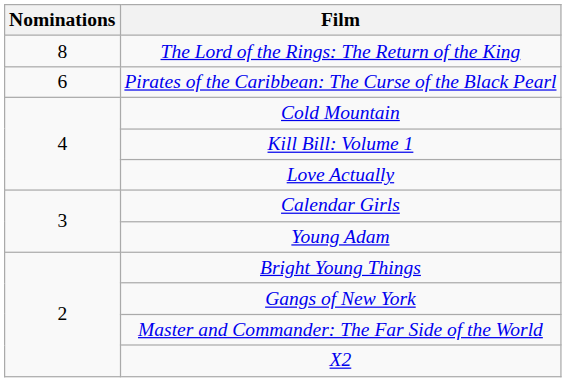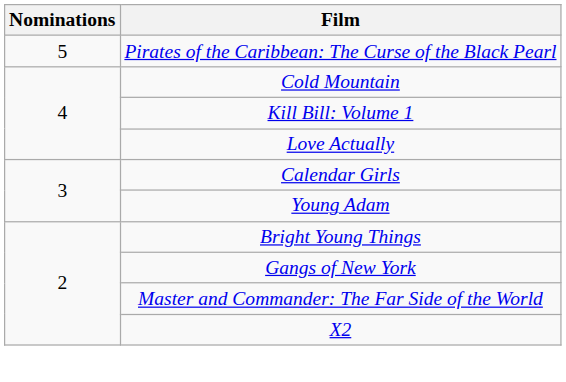- row: (340, 50)
(62, 81) 6 -> (62, 50) 5
